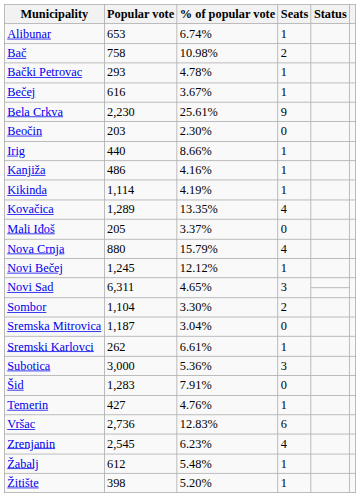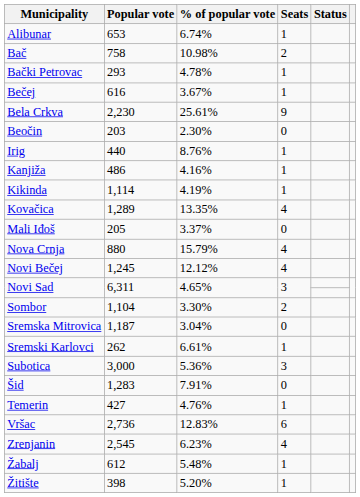(196, 151) 8.66% -> (196, 151) 8.76%
(284, 268) 1 -> (284, 268) 4
